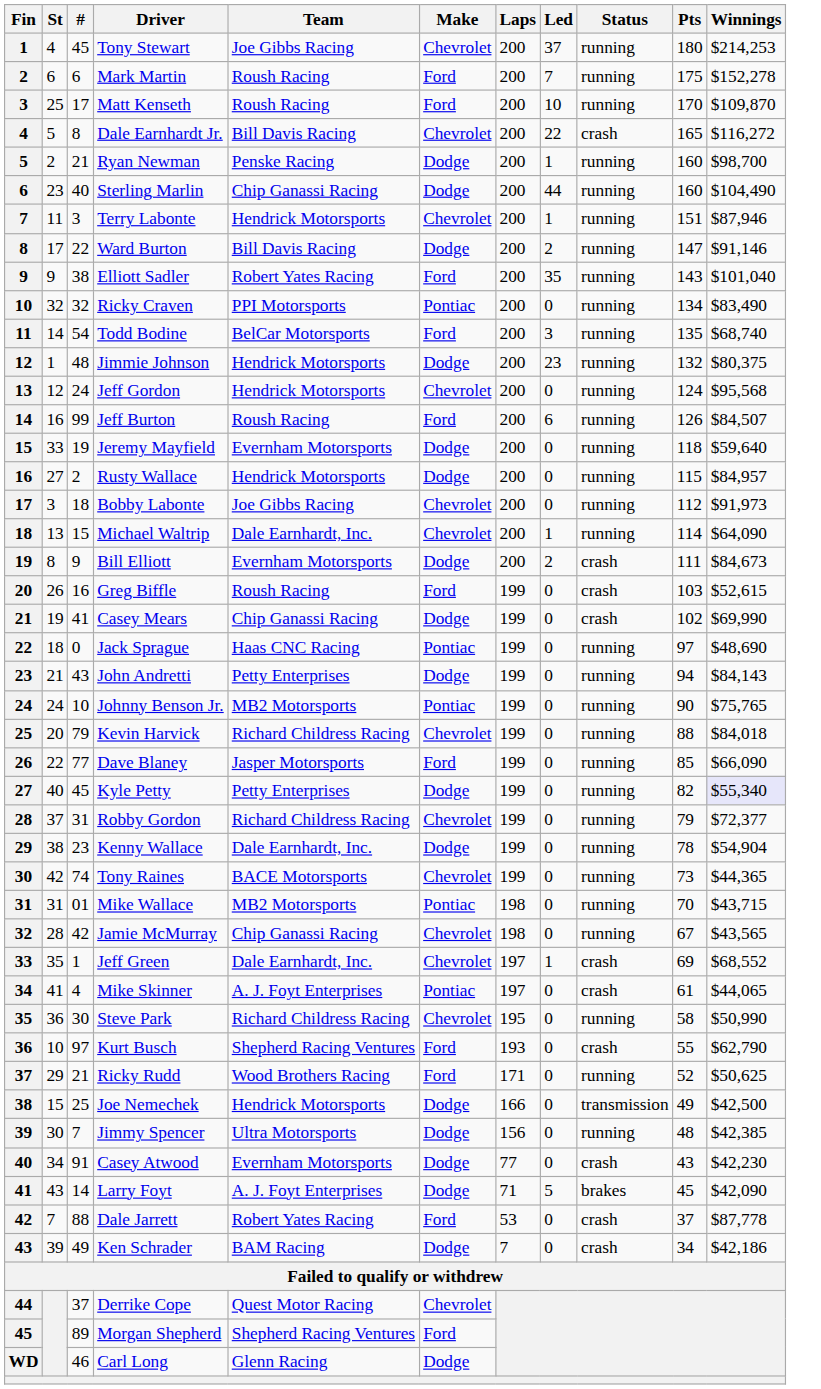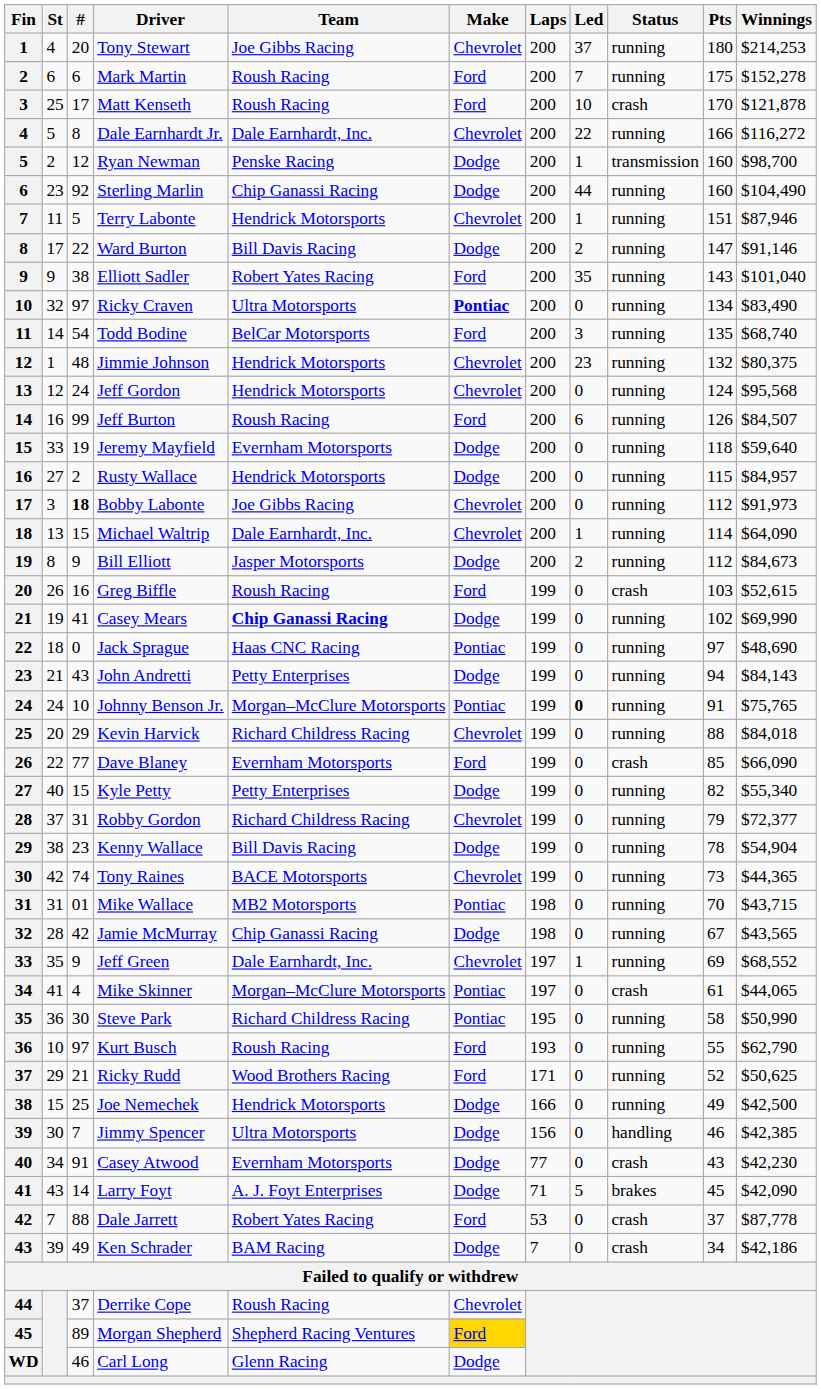(80, 47) 45 -> (80, 47) 20
(608, 104) running -> (630, 104) crash
(743, 104) $109,870 -> (773, 104) $121,878
(294, 133) Bill Davis Racing -> (302, 133) Dale Earnhardt, Inc.
(599, 133) crash -> (638, 133) running
(690, 133) 165 -> (720, 133) 166
(80, 161) 21 -> (80, 161) 12
(608, 161) running -> (655, 161) transmission
(80, 190) 40 -> (80, 190) 92
(76, 218) 3 -> (76, 218) 5
(80, 304) 32 -> (80, 304) 97
(289, 304) PPI Motorsports -> (294, 304) Ultra Motorsports
(449, 304) normal -> (481, 304) bold
(446, 361) Dodge -> (488, 361) Chevrolet
(80, 504) normal -> (80, 504) bold
(312, 561) Evernham Motorsports -> (298, 561) Jasper Motorsports
(599, 561) crash -> (638, 561) running
(689, 561) 111 -> (720, 561) 112
(305, 618) normal -> (310, 618) bold
(599, 618) crash -> (638, 618) running
(294, 704) MB2 Motorsports -> (339, 704) Morgan–McClure Motorsports
(548, 704) normal -> (579, 704) bold
(685, 704) 90 -> (716, 704) 91
(80, 733) 79 -> (80, 733) 29
(298, 761) Jasper Motorsports -> (312, 761) Evernham Motorsports
(608, 761) running -> (630, 761) crash
(80, 790) 45 -> (80, 790) 15
(739, 790) lavender background -> (769, 790) no background
(302, 847) Dale Earnhardt, Inc. -> (294, 847) Bill Davis Racing
(457, 933) Chevrolet -> (477, 933) Dodge
(76, 961) 1 -> (76, 961) 9
(599, 961) crash -> (638, 961) running
(307, 990) A. J. Foyt Enterprises -> (339, 990) Morgan–McClure Motorsports
(457, 1018) Chevrolet -> (479, 1018) Pontiac
(323, 1047) Shepherd Racing Ventures -> (281, 1047) Roush Racing
(599, 1047) crash -> (638, 1047) running
(625, 1104) transmission -> (638, 1104) running
(608, 1133) running -> (642, 1133) handling
(685, 1133) 48 -> (716, 1133) 46
(302, 1304) Quest Motor Racing -> (281, 1304) Roush Racing
(440, 1333) no background -> (470, 1333) gold background
